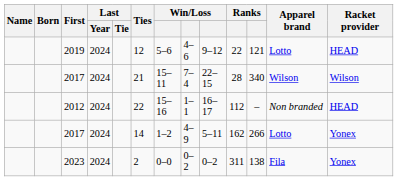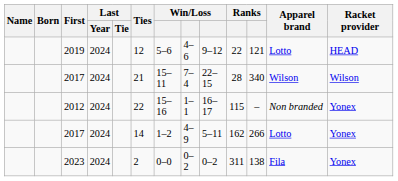(237, 106) 112 -> (237, 106) 115
(344, 106) HEAD -> (343, 106) Yonex
